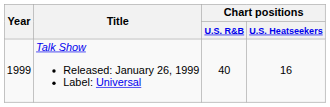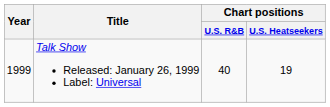(286, 70) 16 -> (286, 70) 19
